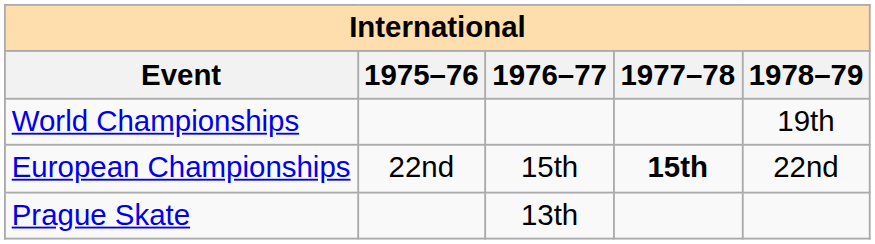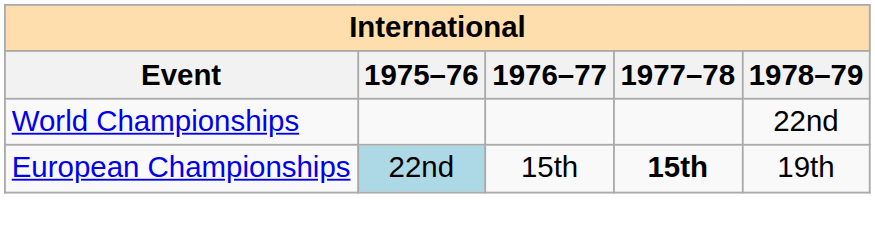(806, 121) 19th -> (806, 121) 22nd
(421, 167) no background -> (421, 167) lightblue background
(806, 167) 22nd -> (806, 167) 19th
- row: (101, 214)
